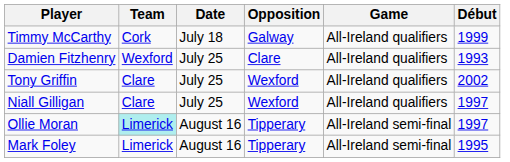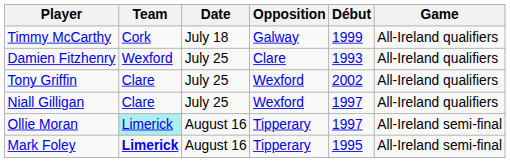columns swapped: (389, 15) <-> (477, 15)
(147, 146) normal -> (150, 146) bold
